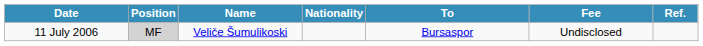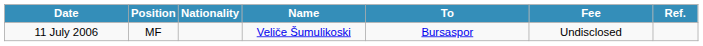columns swapped: (334, 14) <-> (240, 14)
(153, 32) lightgrey background -> (153, 32) no background
